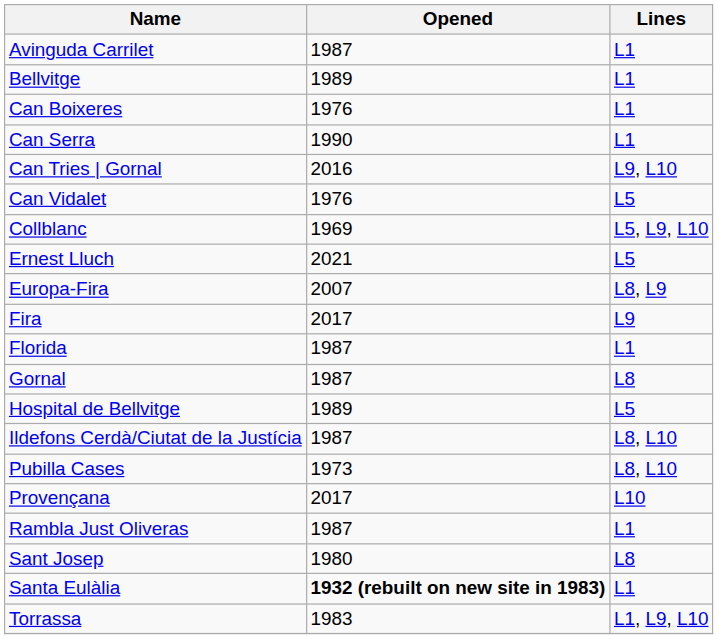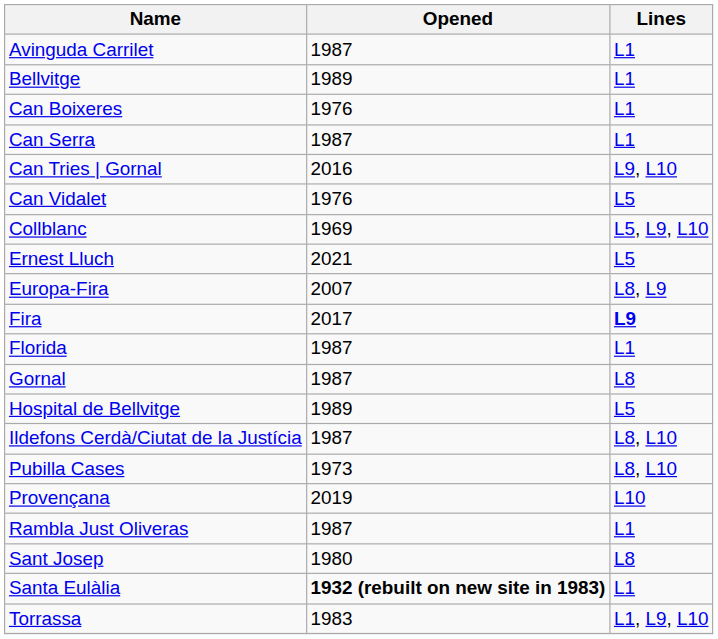(331, 139) 1990 -> (331, 139) 1987
(624, 318) normal -> (625, 318) bold
(331, 498) 2017 -> (331, 498) 2019
